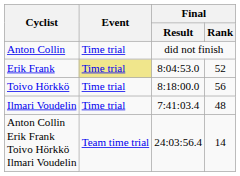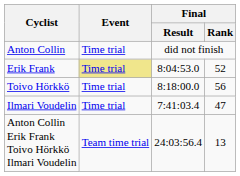(220, 105) 48 -> (220, 105) 47
(220, 143) 14 -> (220, 143) 13
